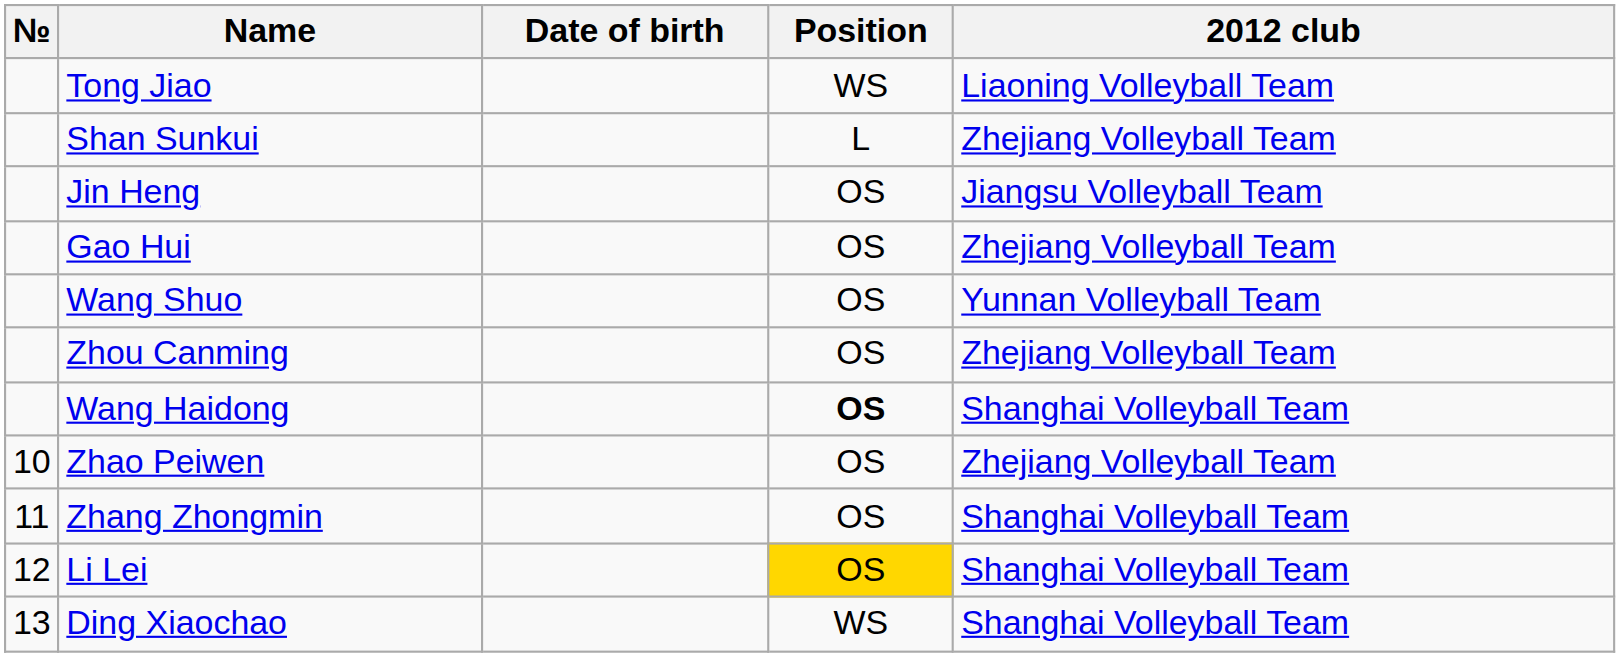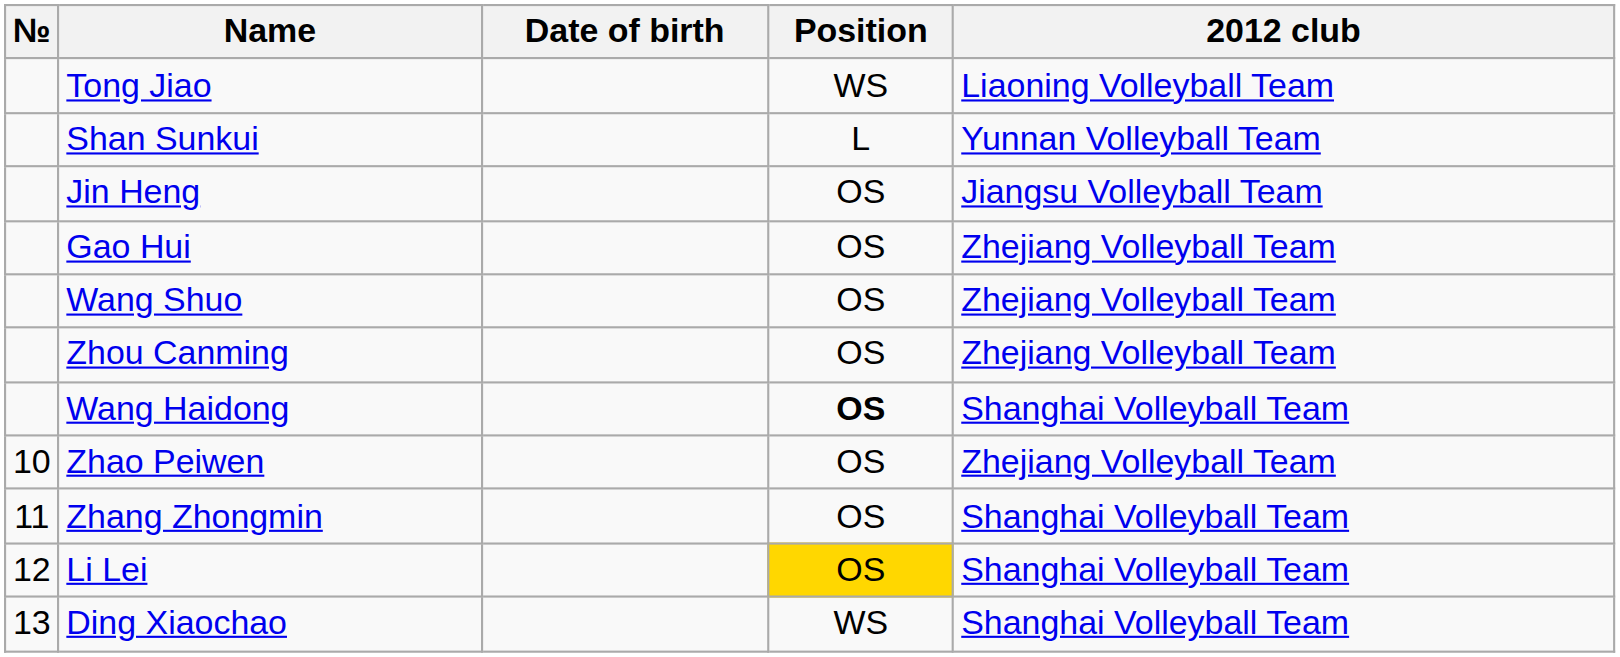(1149, 138) Zhejiang Volleyball Team -> (1141, 138) Yunnan Volleyball Team
(1141, 300) Yunnan Volleyball Team -> (1149, 300) Zhejiang Volleyball Team
